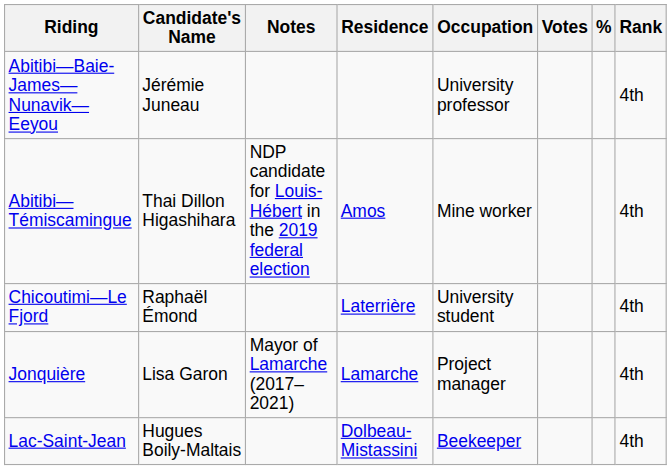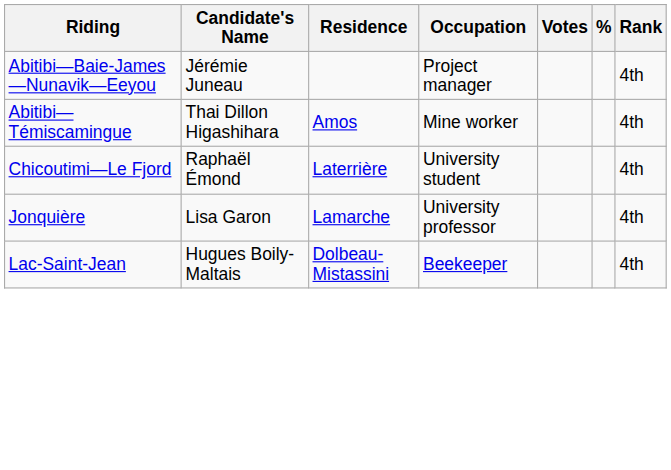- column: (291, 28)
(475, 95) University professor -> (457, 75) Project manager
(471, 374) Project manager -> (461, 217) University professor
